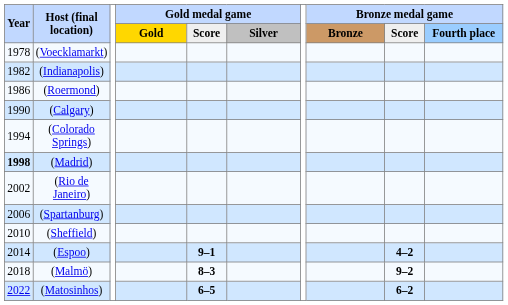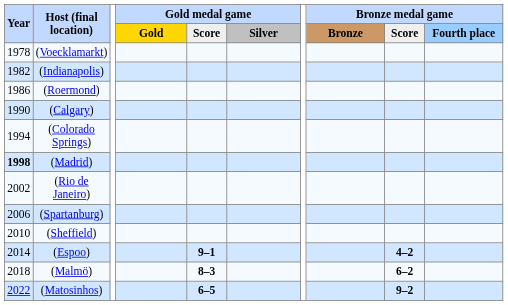(405, 271) 9–2 -> (405, 271) 6–2
(405, 290) 6–2 -> (405, 290) 9–2
